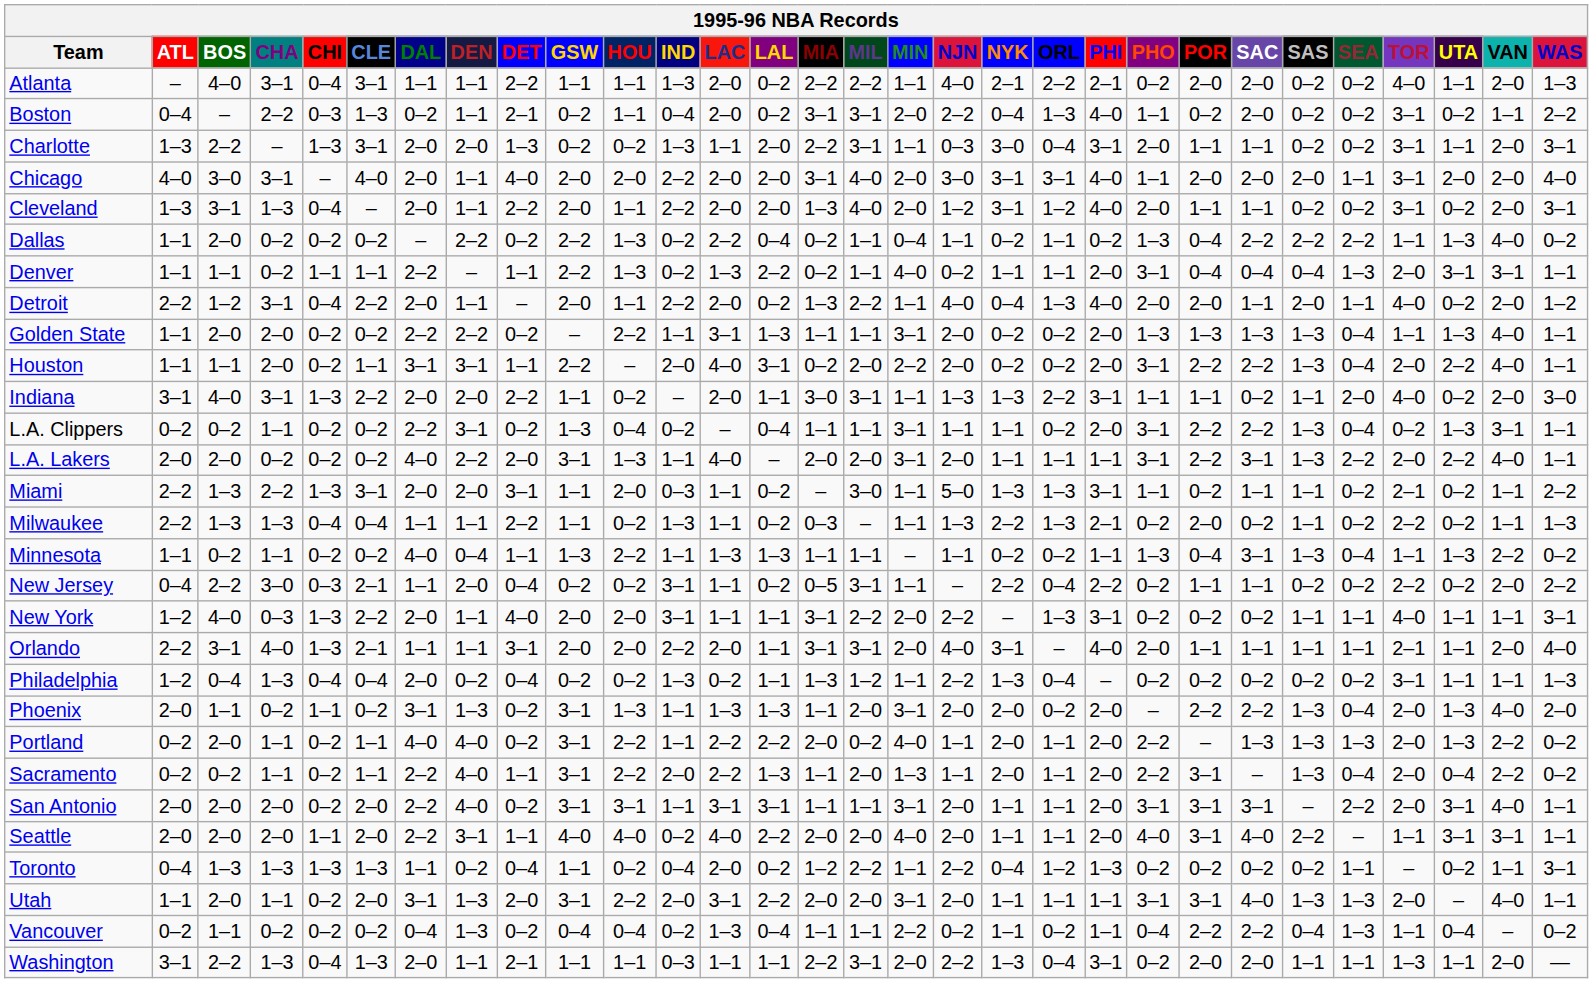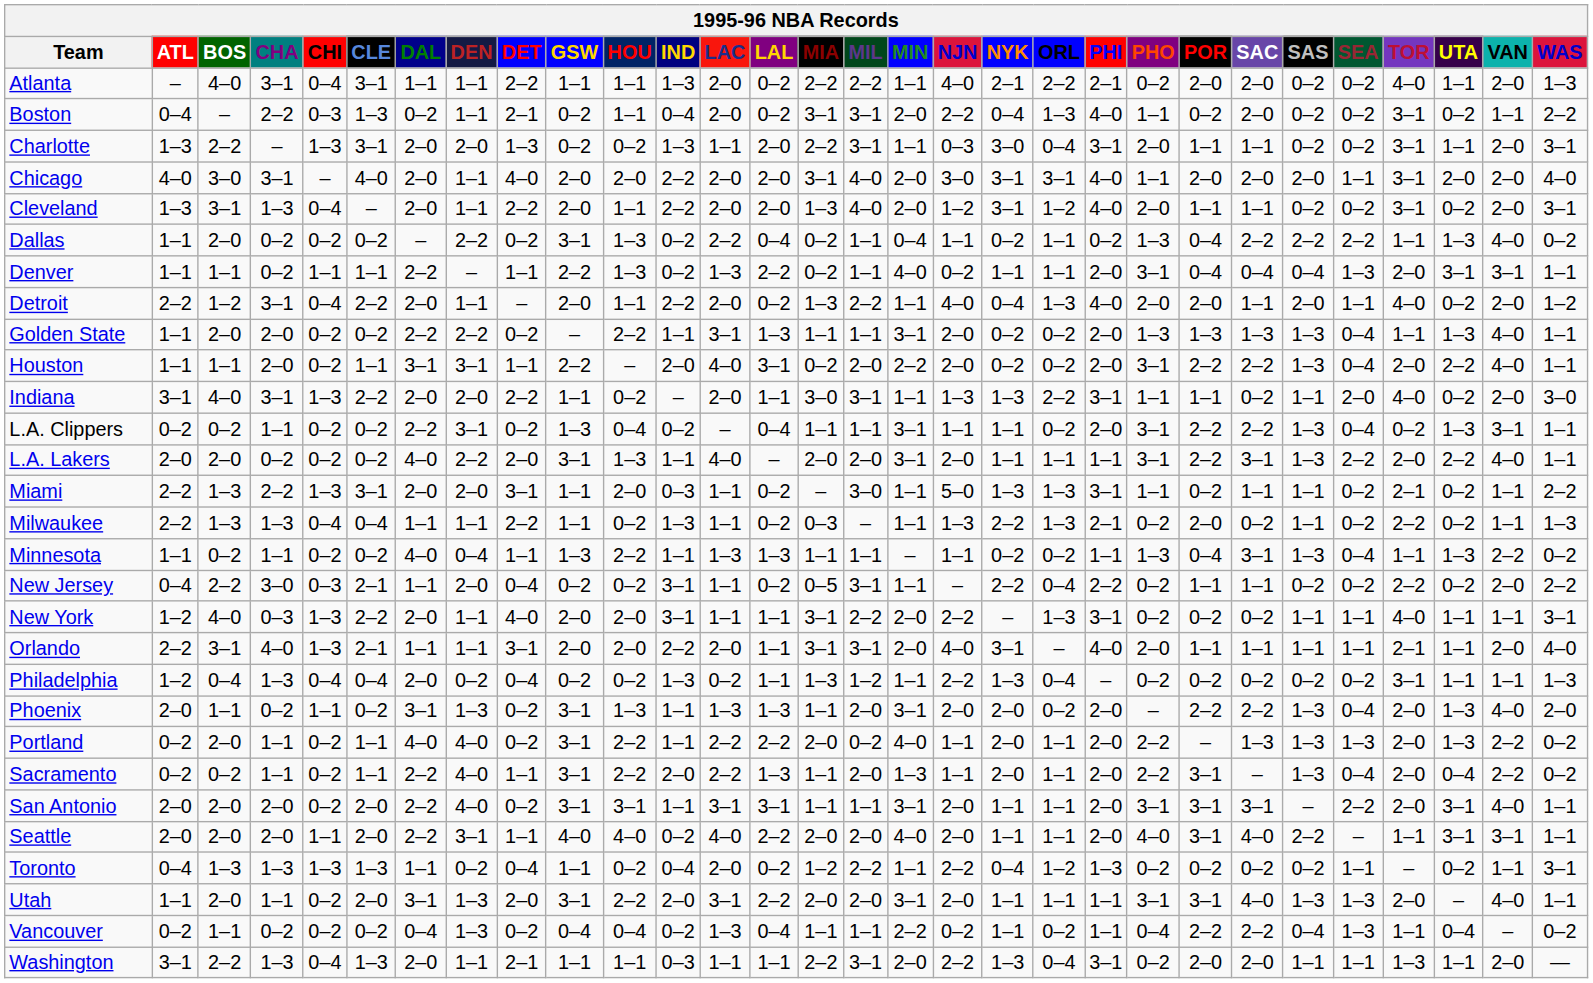(575, 241) 2–2 -> (575, 241) 3–1
